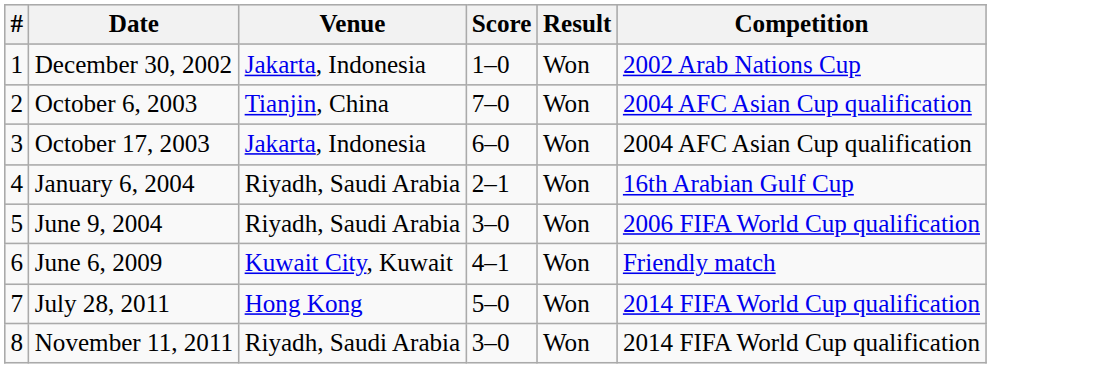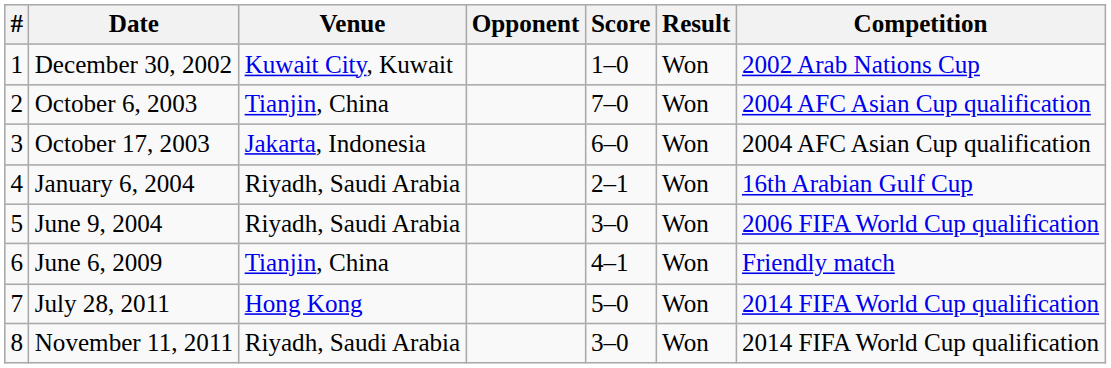+ column: (526, 24)
(335, 64) Jakarta, Indonesia -> (349, 64) Kuwait City, Kuwait
(349, 263) Kuwait City, Kuwait -> (317, 263) Tianjin, China
